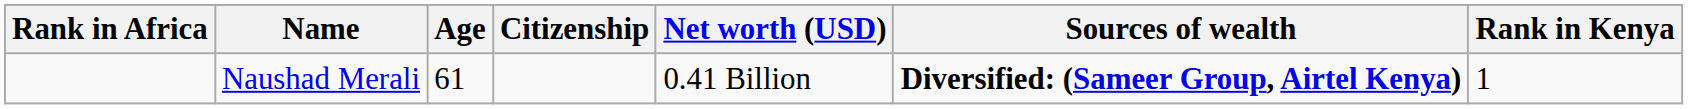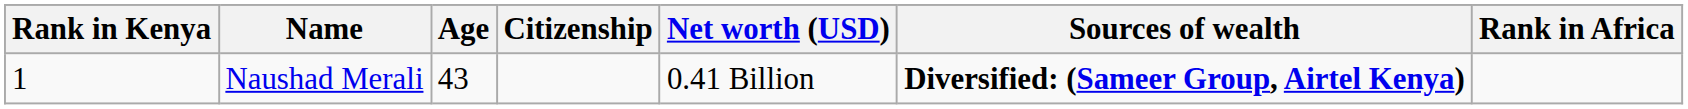columns swapped: (1575, 28) <-> (110, 28)
(450, 77) 61 -> (453, 77) 43
